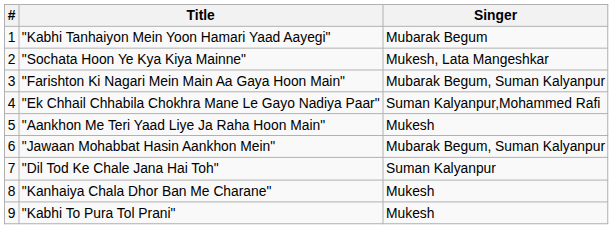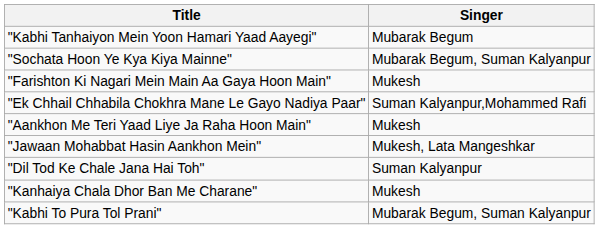- column: (12, 16)
(467, 59) Mukesh, Lata Mangeshkar -> (481, 59) Mubarak Begum, Suman Kalyanpur
(496, 81) Mubarak Begum, Suman Kalyanpur -> (396, 81) Mukesh
(496, 147) Mubarak Begum, Suman Kalyanpur -> (453, 147) Mukesh, Lata Mangeshkar
(410, 213) Mukesh -> (481, 213) Mubarak Begum, Suman Kalyanpur
